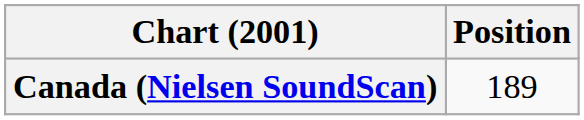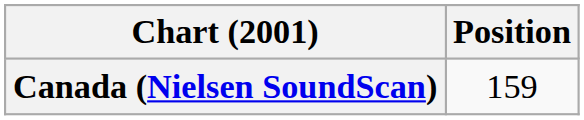(512, 85) 189 -> (512, 85) 159
